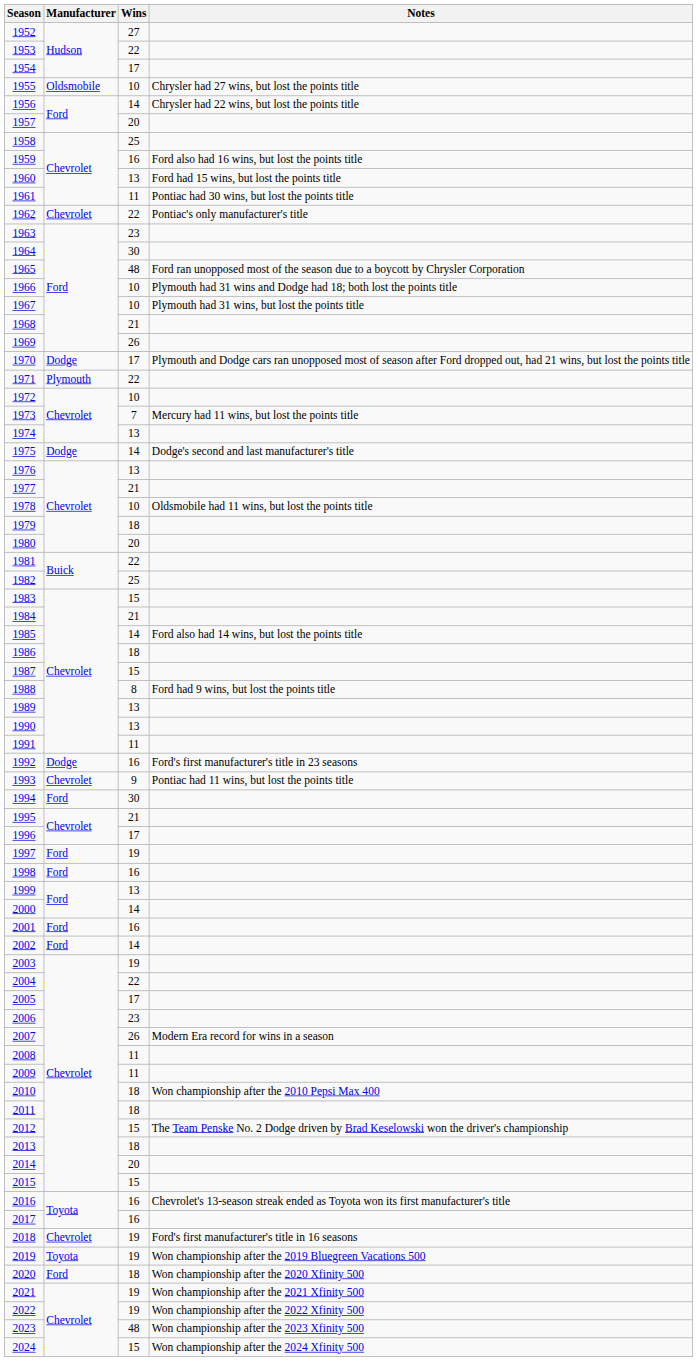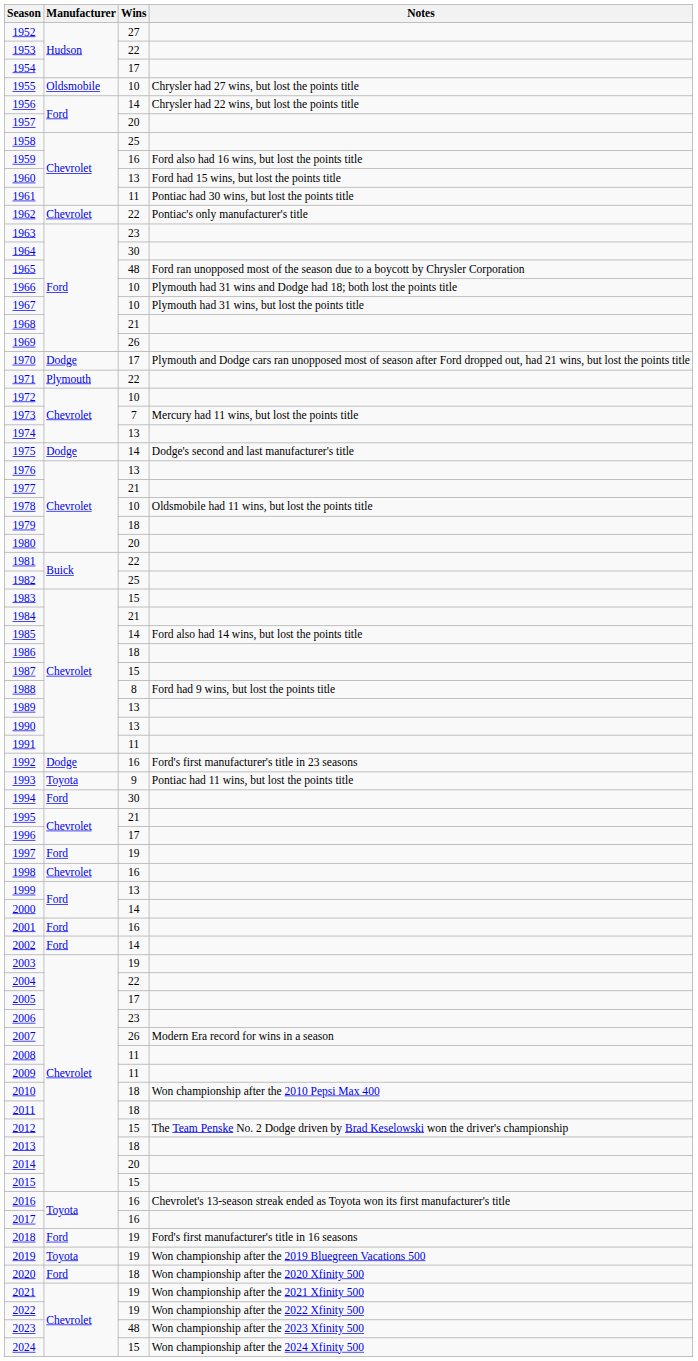(69, 780) Chevrolet -> (62, 780) Toyota
(57, 872) Ford -> (69, 872) Chevrolet
(69, 1237) Chevrolet -> (57, 1237) Ford
